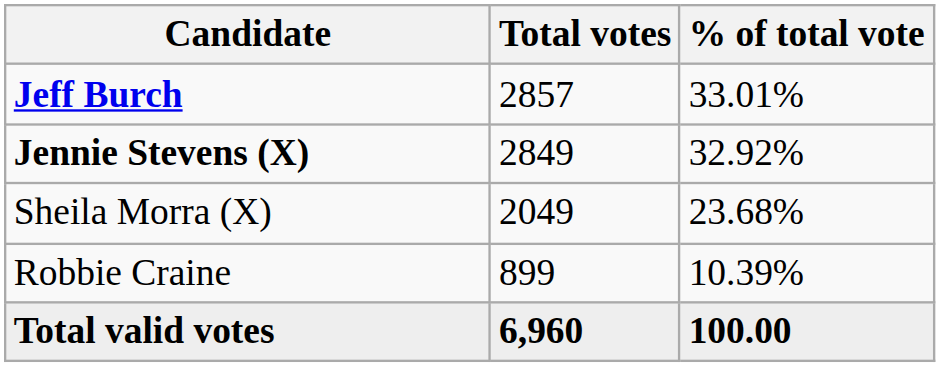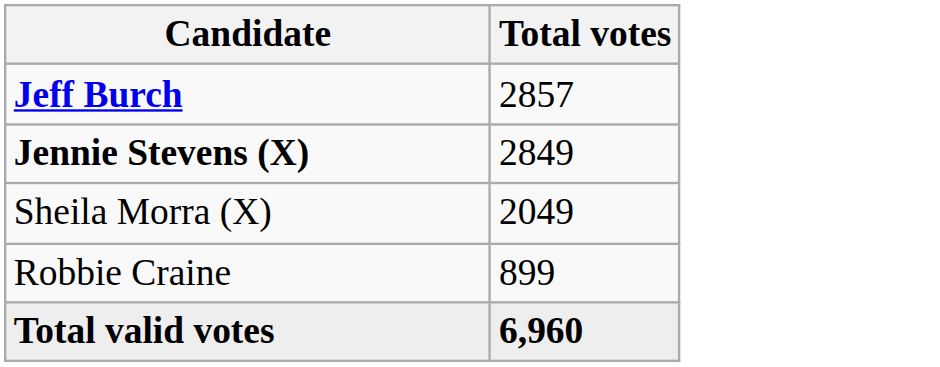- column: (807, 34)
